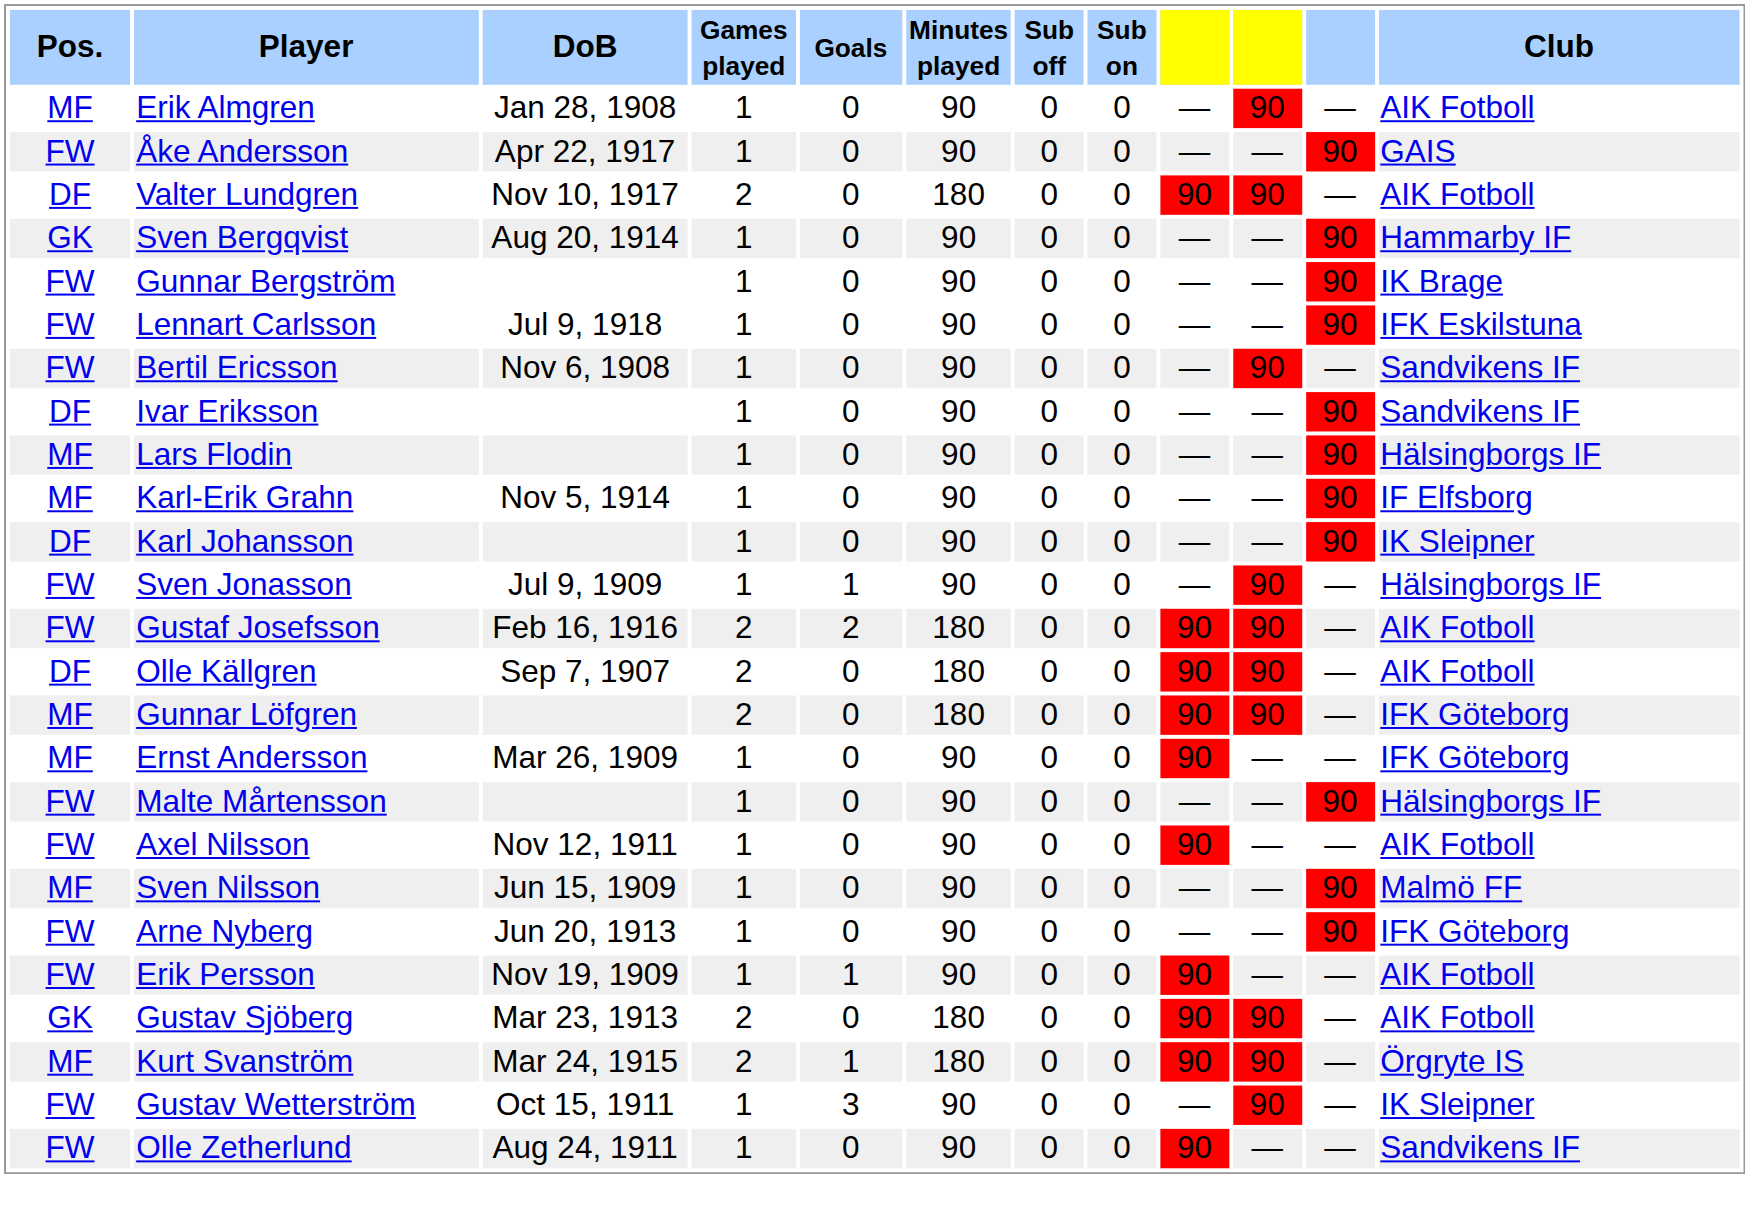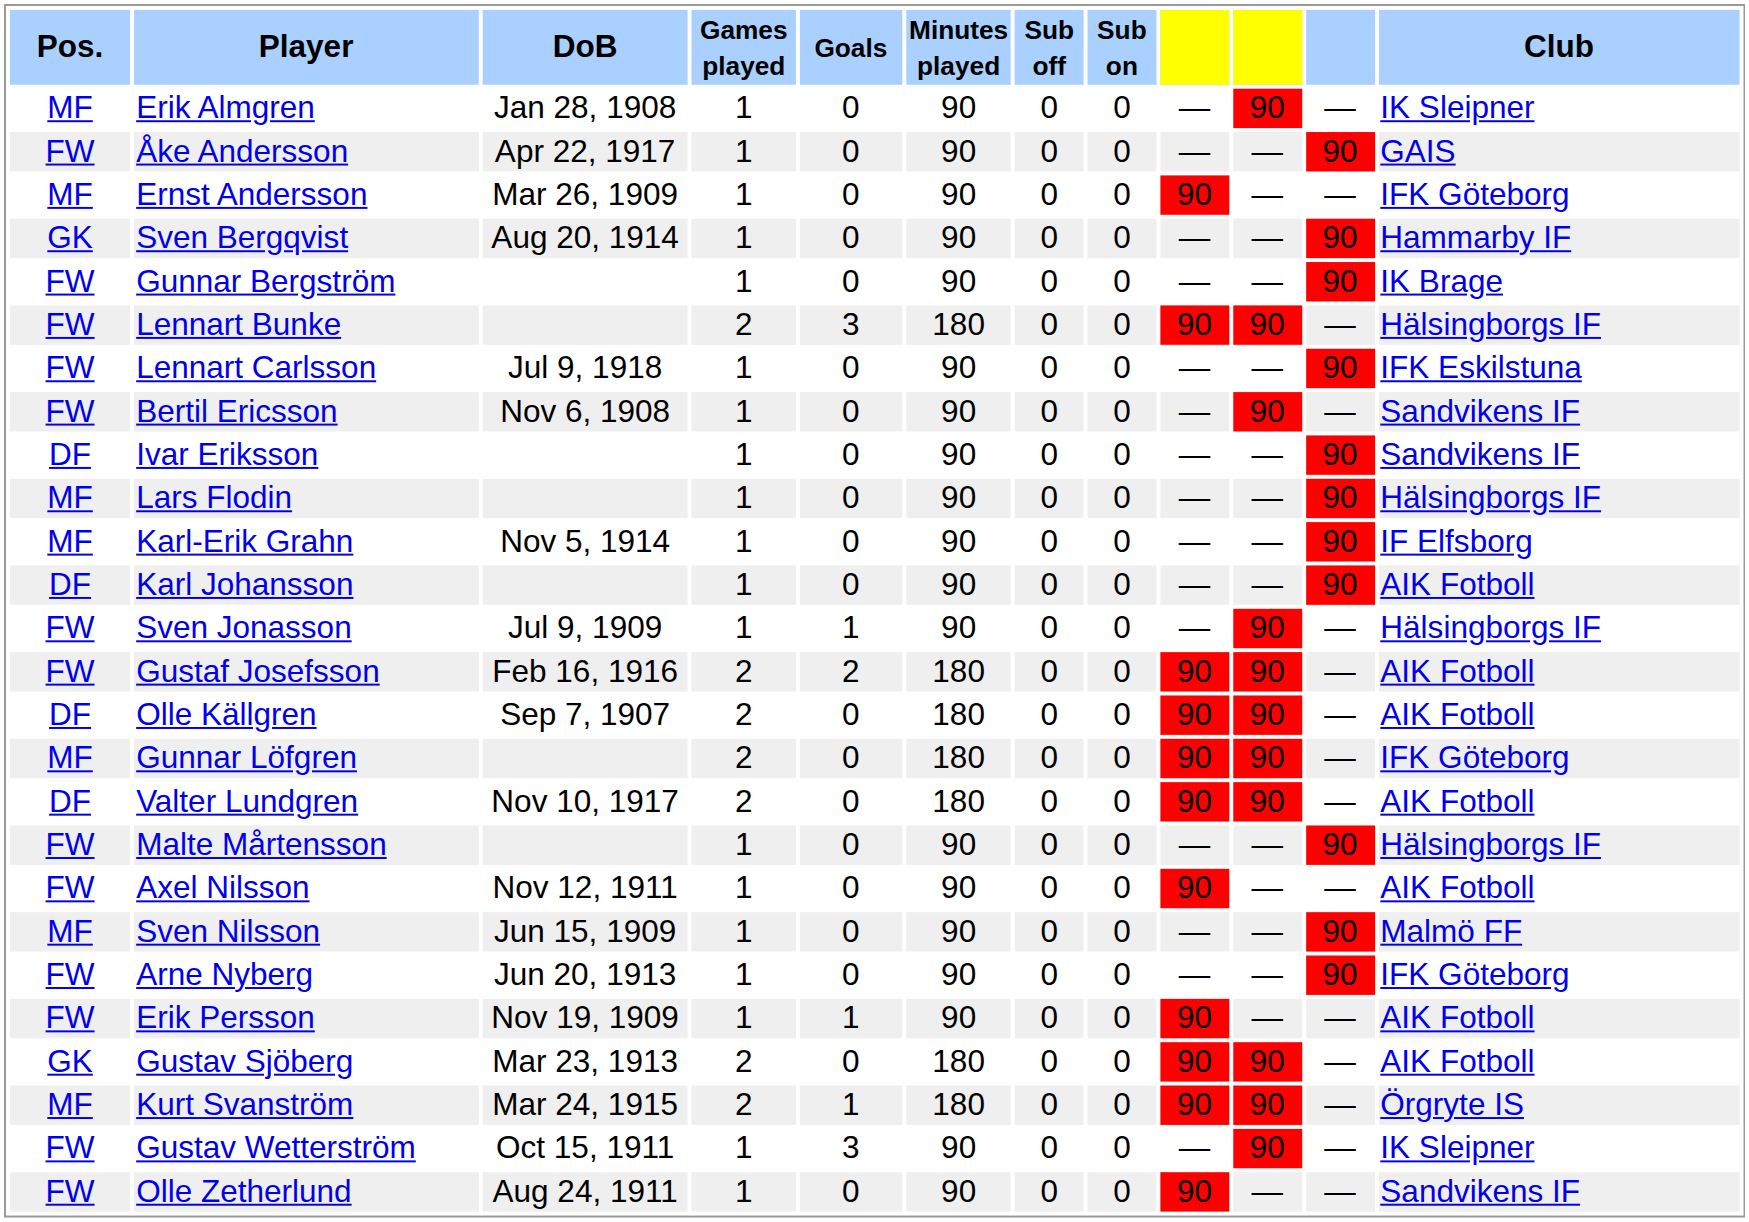(1457, 107) AIK Fotboll -> (1457, 107) IK Sleipner
rows swapped: (252, 758) <-> (247, 194)
+ row: (239, 324)
(1457, 541) IK Sleipner -> (1457, 584) AIK Fotboll
